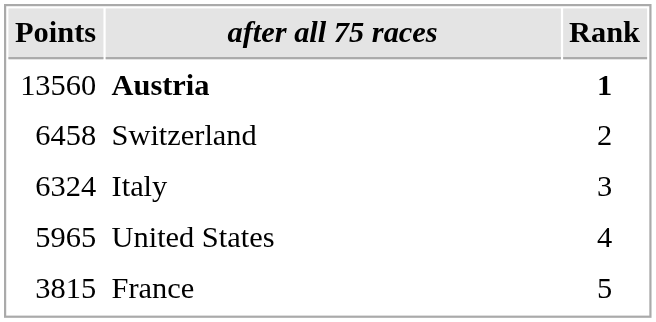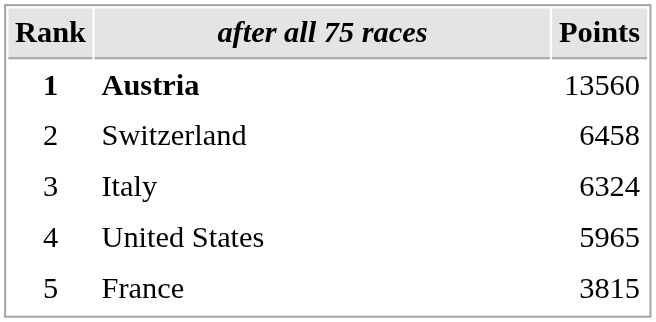columns swapped: (605, 32) <-> (56, 32)
